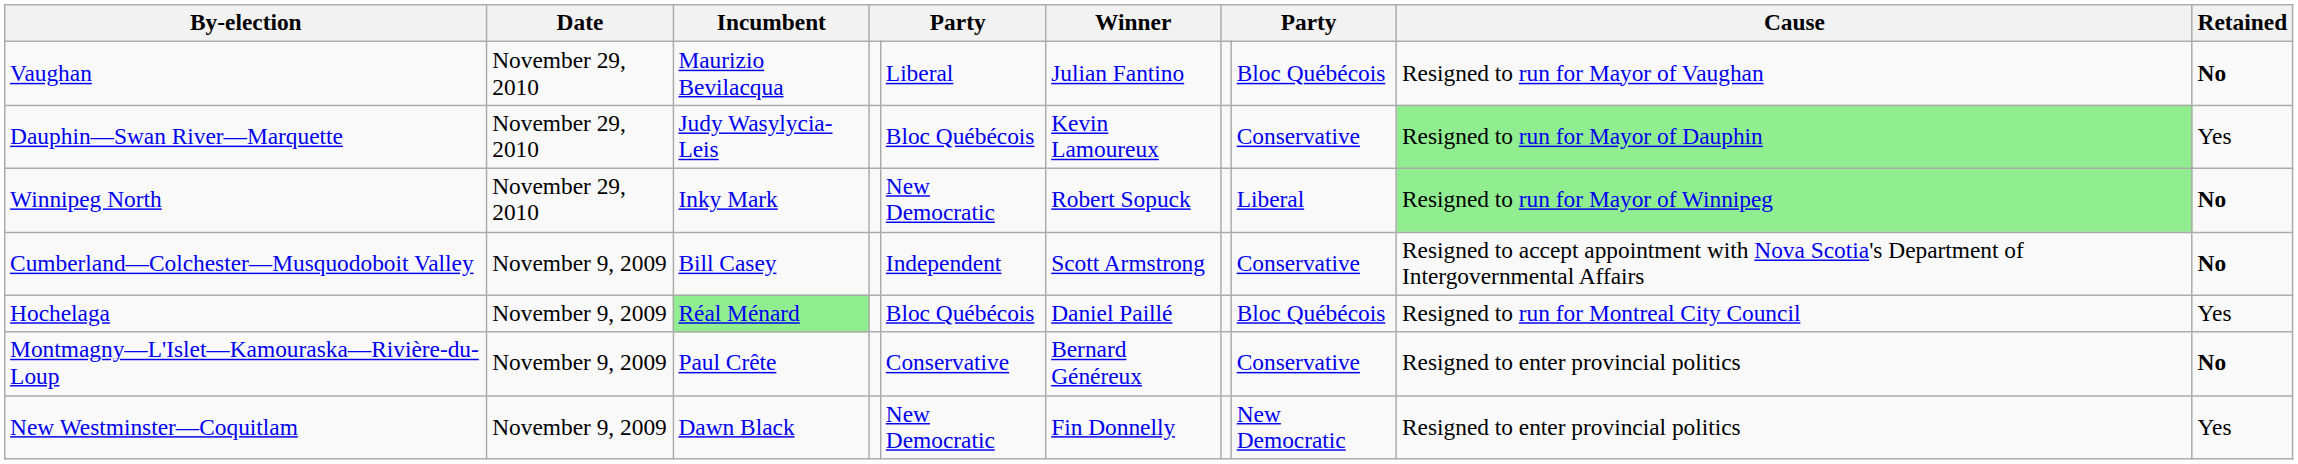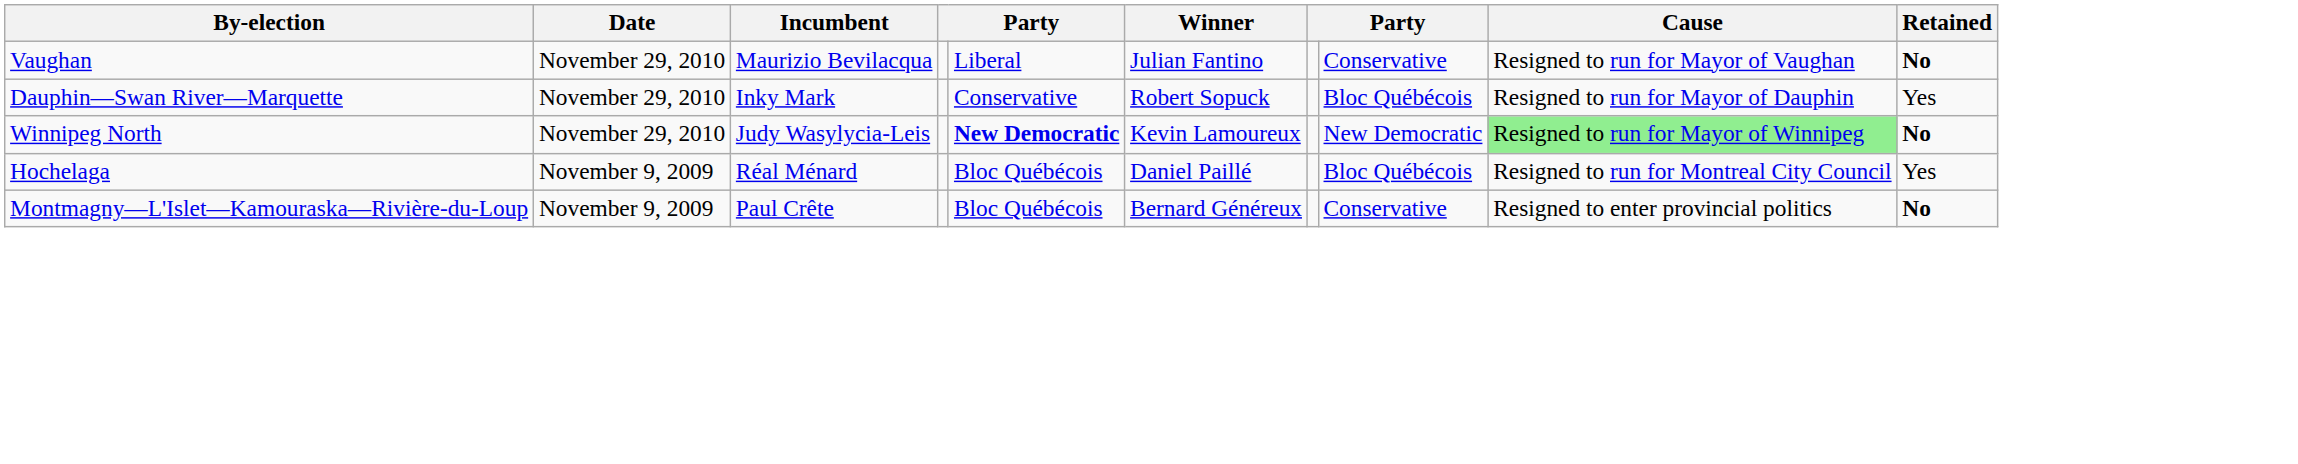(1311, 73) Bloc Québécois -> (1385, 60) Conservative
(756, 136) Judy Wasylycia-Leis -> (785, 97) Inky Mark
(960, 136) Bloc Québécois -> (1016, 97) Conservative
(1105, 136) Kevin Lamoureux -> (1200, 97) Robert Sopuck
(1298, 136) Conservative -> (1398, 97) Bloc Québécois
(1582, 136) lightgreen background -> (1674, 97) no background
(728, 199) Inky Mark -> (833, 134) Judy Wasylycia-Leis
(940, 199) normal -> (1037, 134) bold
(1121, 199) Robert Sopuck -> (1215, 134) Kevin Lamoureux
(1270, 199) Liberal -> (1403, 134) New Democratic
- row: (242, 263)
(739, 313) lightgreen background -> (797, 171) no background
(947, 363) Conservative -> (1028, 208) Bloc Québécois
- row: (154, 426)
